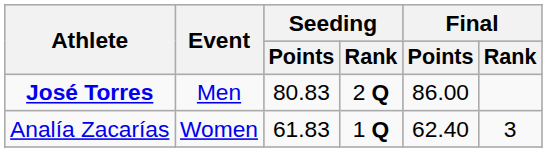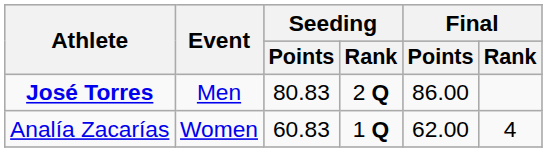(301, 129) 61.83 -> (301, 129) 60.83
(441, 129) 62.40 -> (441, 129) 62.00
(510, 129) 3 -> (510, 129) 4
